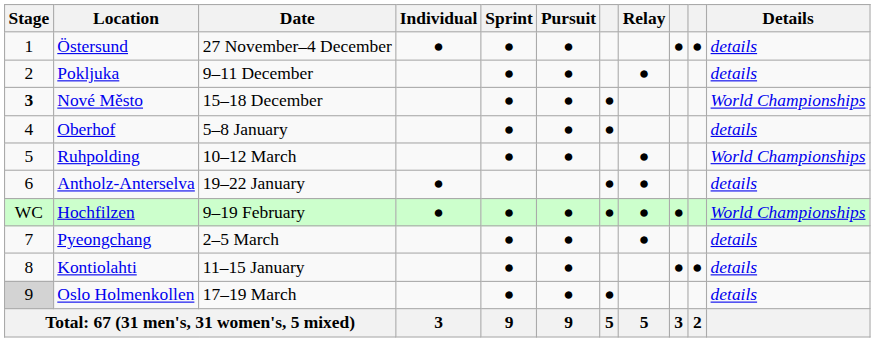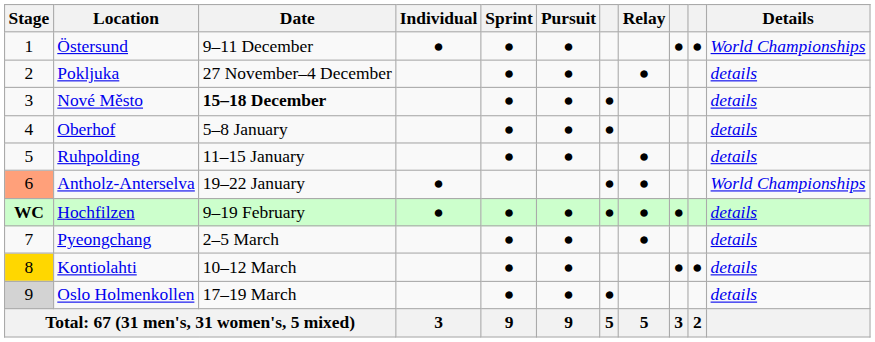(297, 45) 27 November–4 December -> (258, 45) 9–11 December
(734, 45) details -> (788, 45) World Championships
(258, 73) 9–11 December -> (297, 73) 27 November–4 December
(29, 101) bold -> (29, 101) normal
(263, 101) normal -> (265, 101) bold
(788, 101) World Championships -> (734, 101) details
(250, 156) 10–12 March -> (254, 156) 11–15 January
(788, 156) World Championships -> (734, 156) details
(29, 184) no background -> (29, 184) lightsalmon background
(734, 184) details -> (788, 184) World Championships
(29, 211) normal -> (29, 211) bold
(788, 211) World Championships -> (734, 211) details
(29, 267) no background -> (29, 267) gold background
(254, 267) 11–15 January -> (250, 267) 10–12 March
